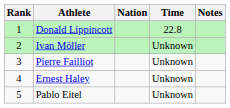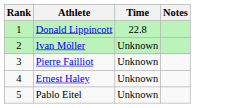- column: (132, 12)
